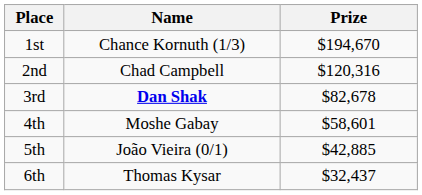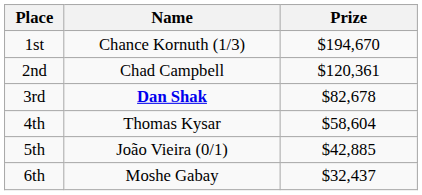(349, 70) $120,316 -> (349, 70) $120,361
(172, 123) Moshe Gabay -> (172, 123) Thomas Kysar
(349, 123) $58,601 -> (349, 123) $58,604
(172, 176) Thomas Kysar -> (172, 176) Moshe Gabay
